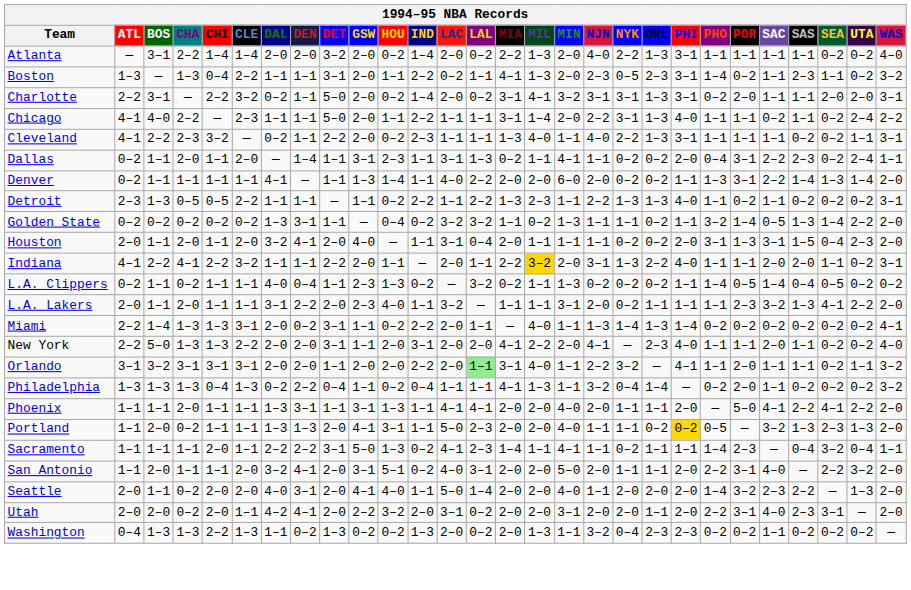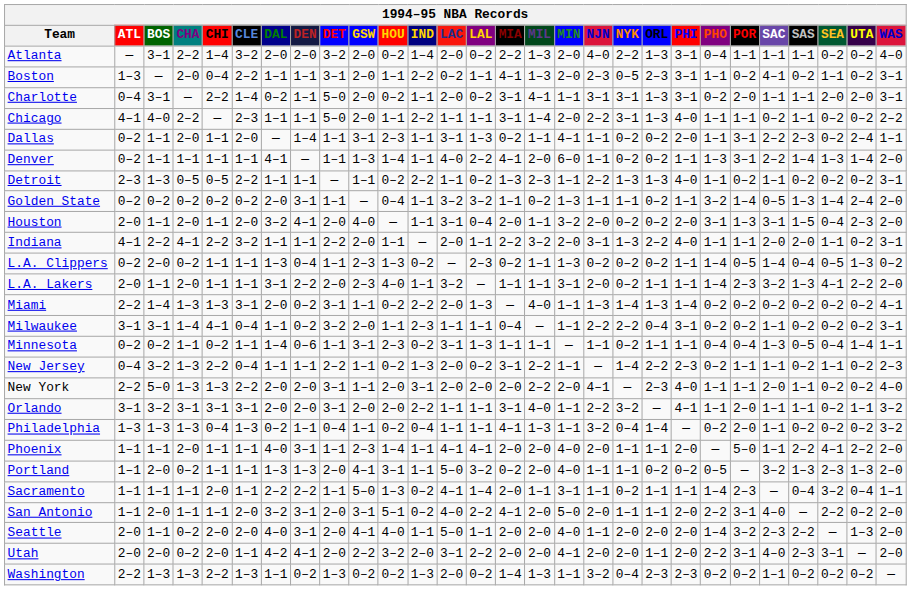(247, 57) 1–4 -> (247, 57) 3–2
(715, 57) 1–1 -> (715, 57) 0–4
(188, 77) 1–3 -> (188, 77) 2–0
(715, 77) 1–4 -> (715, 77) 1–1
(774, 77) 1–1 -> (774, 77) 4–1
(803, 77) 2–3 -> (803, 77) 0–2
(891, 77) 3–2 -> (891, 77) 3–1
(129, 98) 2–2 -> (129, 98) 0–4
(247, 98) 3–2 -> (247, 98) 1–4
(422, 98) 1–4 -> (422, 98) 1–1
(569, 98) 3–2 -> (569, 98) 1–1
(862, 119) 2–4 -> (862, 119) 0–2
- row: (42, 140)
(715, 160) 0–4 -> (715, 140) 1–1
(510, 181) 2–0 -> (510, 160) 4–1
(598, 181) 2–0 -> (598, 160) 1–1
(481, 202) 2–2 -> (481, 181) 0–2
(276, 223) 1–3 -> (276, 202) 2–0
(422, 223) 0–2 -> (422, 202) 1–1
(862, 223) 2–2 -> (862, 202) 2–4
(569, 243) 1–1 -> (569, 223) 3–2
(598, 243) 1–1 -> (598, 223) 2–0
(540, 264) gold background -> (540, 243) no background
(159, 285) 1–1 -> (159, 264) 2–0
(276, 285) 4–0 -> (276, 264) 1–3
(481, 285) 3–2 -> (481, 264) 2–3
(862, 285) 0–2 -> (862, 264) 1–3
(715, 306) 1–1 -> (715, 285) 1–4
(481, 326) 1–1 -> (481, 306) 1–3
+ row: (42, 326)
+ row: (42, 347)
+ row: (46, 368)
(510, 347) 4–1 -> (510, 388) 2–0
(334, 368) 1–1 -> (334, 409) 3–1
(452, 368) 2–0 -> (452, 409) 1–1
(481, 368) lightgreen background -> (481, 409) no background
(305, 388) 2–2 -> (305, 430) 1–1
(276, 409) 1–3 -> (276, 451) 4–0
(364, 409) 3–1 -> (364, 451) 2–3
(393, 409) 1–3 -> (393, 451) 1–4
(774, 409) 4–1 -> (774, 451) 1–1
(481, 430) 2–3 -> (481, 471) 3–2
(510, 430) 2–0 -> (510, 471) 0–2
(686, 430) gold background -> (686, 471) no background
(334, 451) 3–1 -> (334, 492) 1–1
(481, 451) 2–3 -> (481, 492) 1–4
(510, 451) 1–4 -> (510, 492) 2–0
(569, 451) 4–1 -> (569, 492) 3–1
(305, 471) 4–1 -> (305, 513) 3–1
(481, 471) 3–1 -> (481, 513) 2–2
(510, 471) 2–0 -> (510, 513) 4–1
(862, 471) 3–2 -> (862, 513) 0–2
(481, 492) 1–4 -> (481, 534) 1–1
(481, 513) 0–2 -> (481, 554) 2–2
(569, 513) 3–1 -> (569, 554) 4–1
(129, 534) 0–4 -> (129, 575) 2–2
(510, 534) 2–0 -> (510, 575) 1–4
